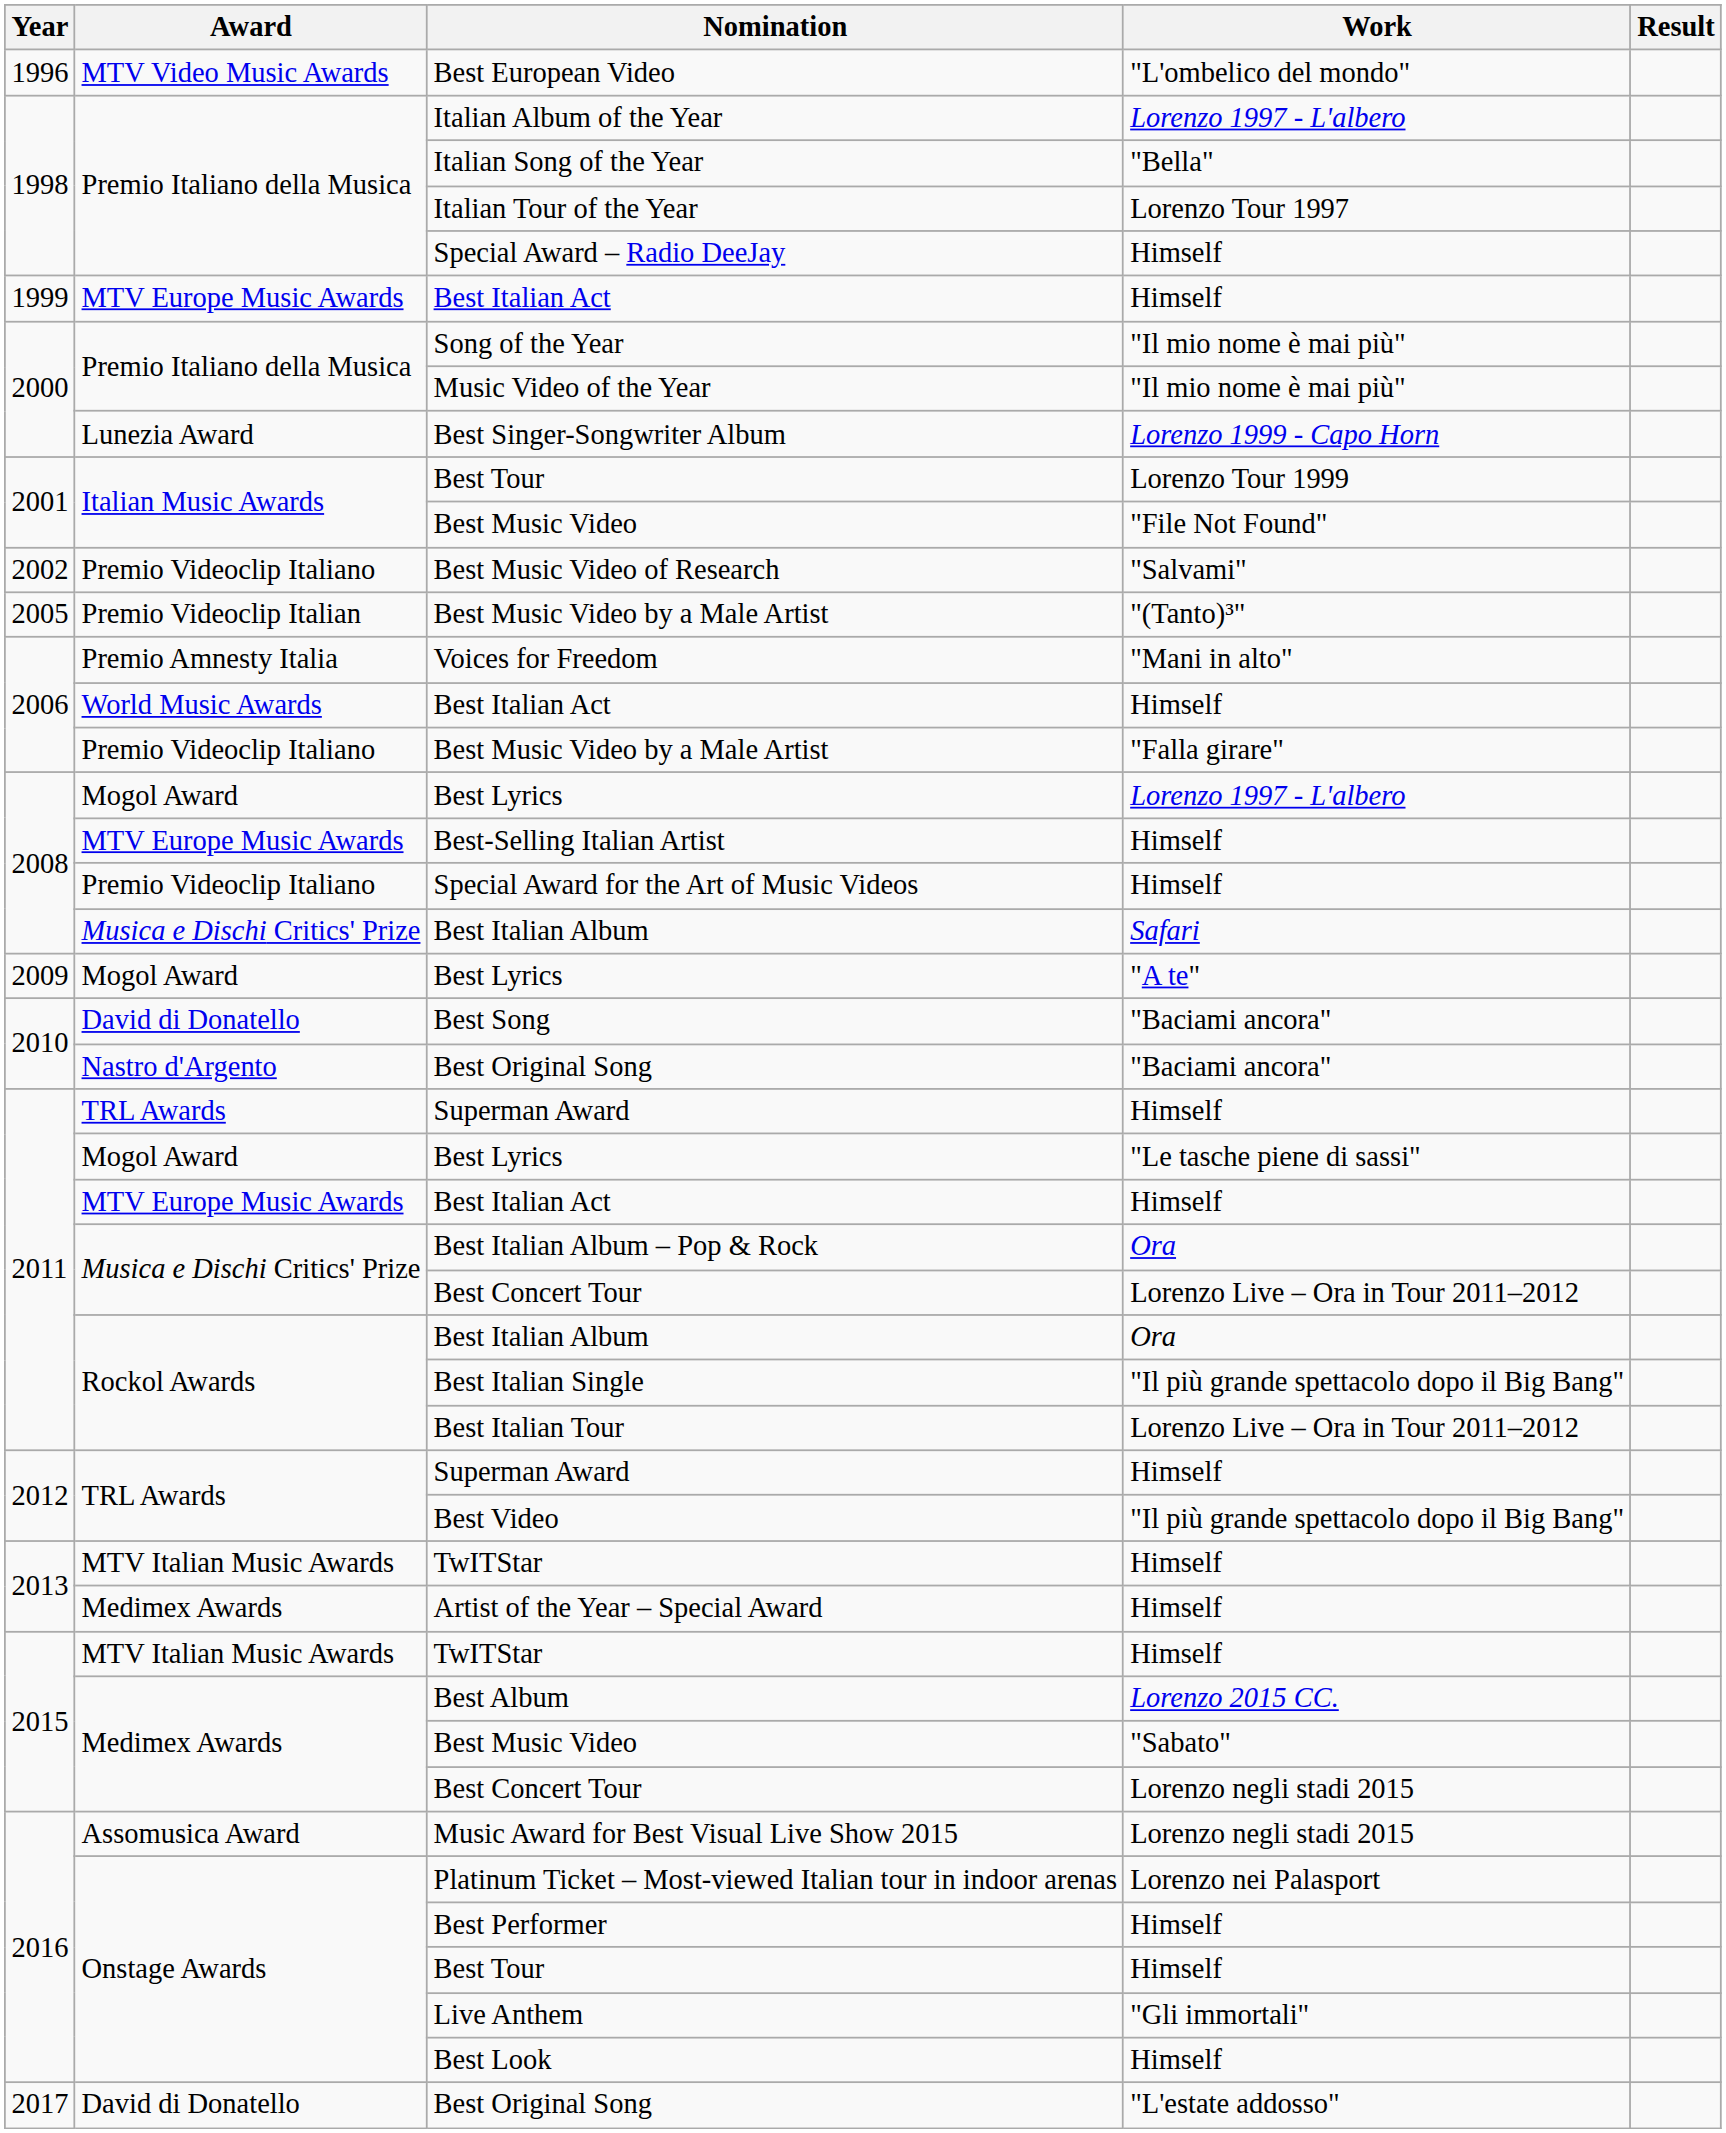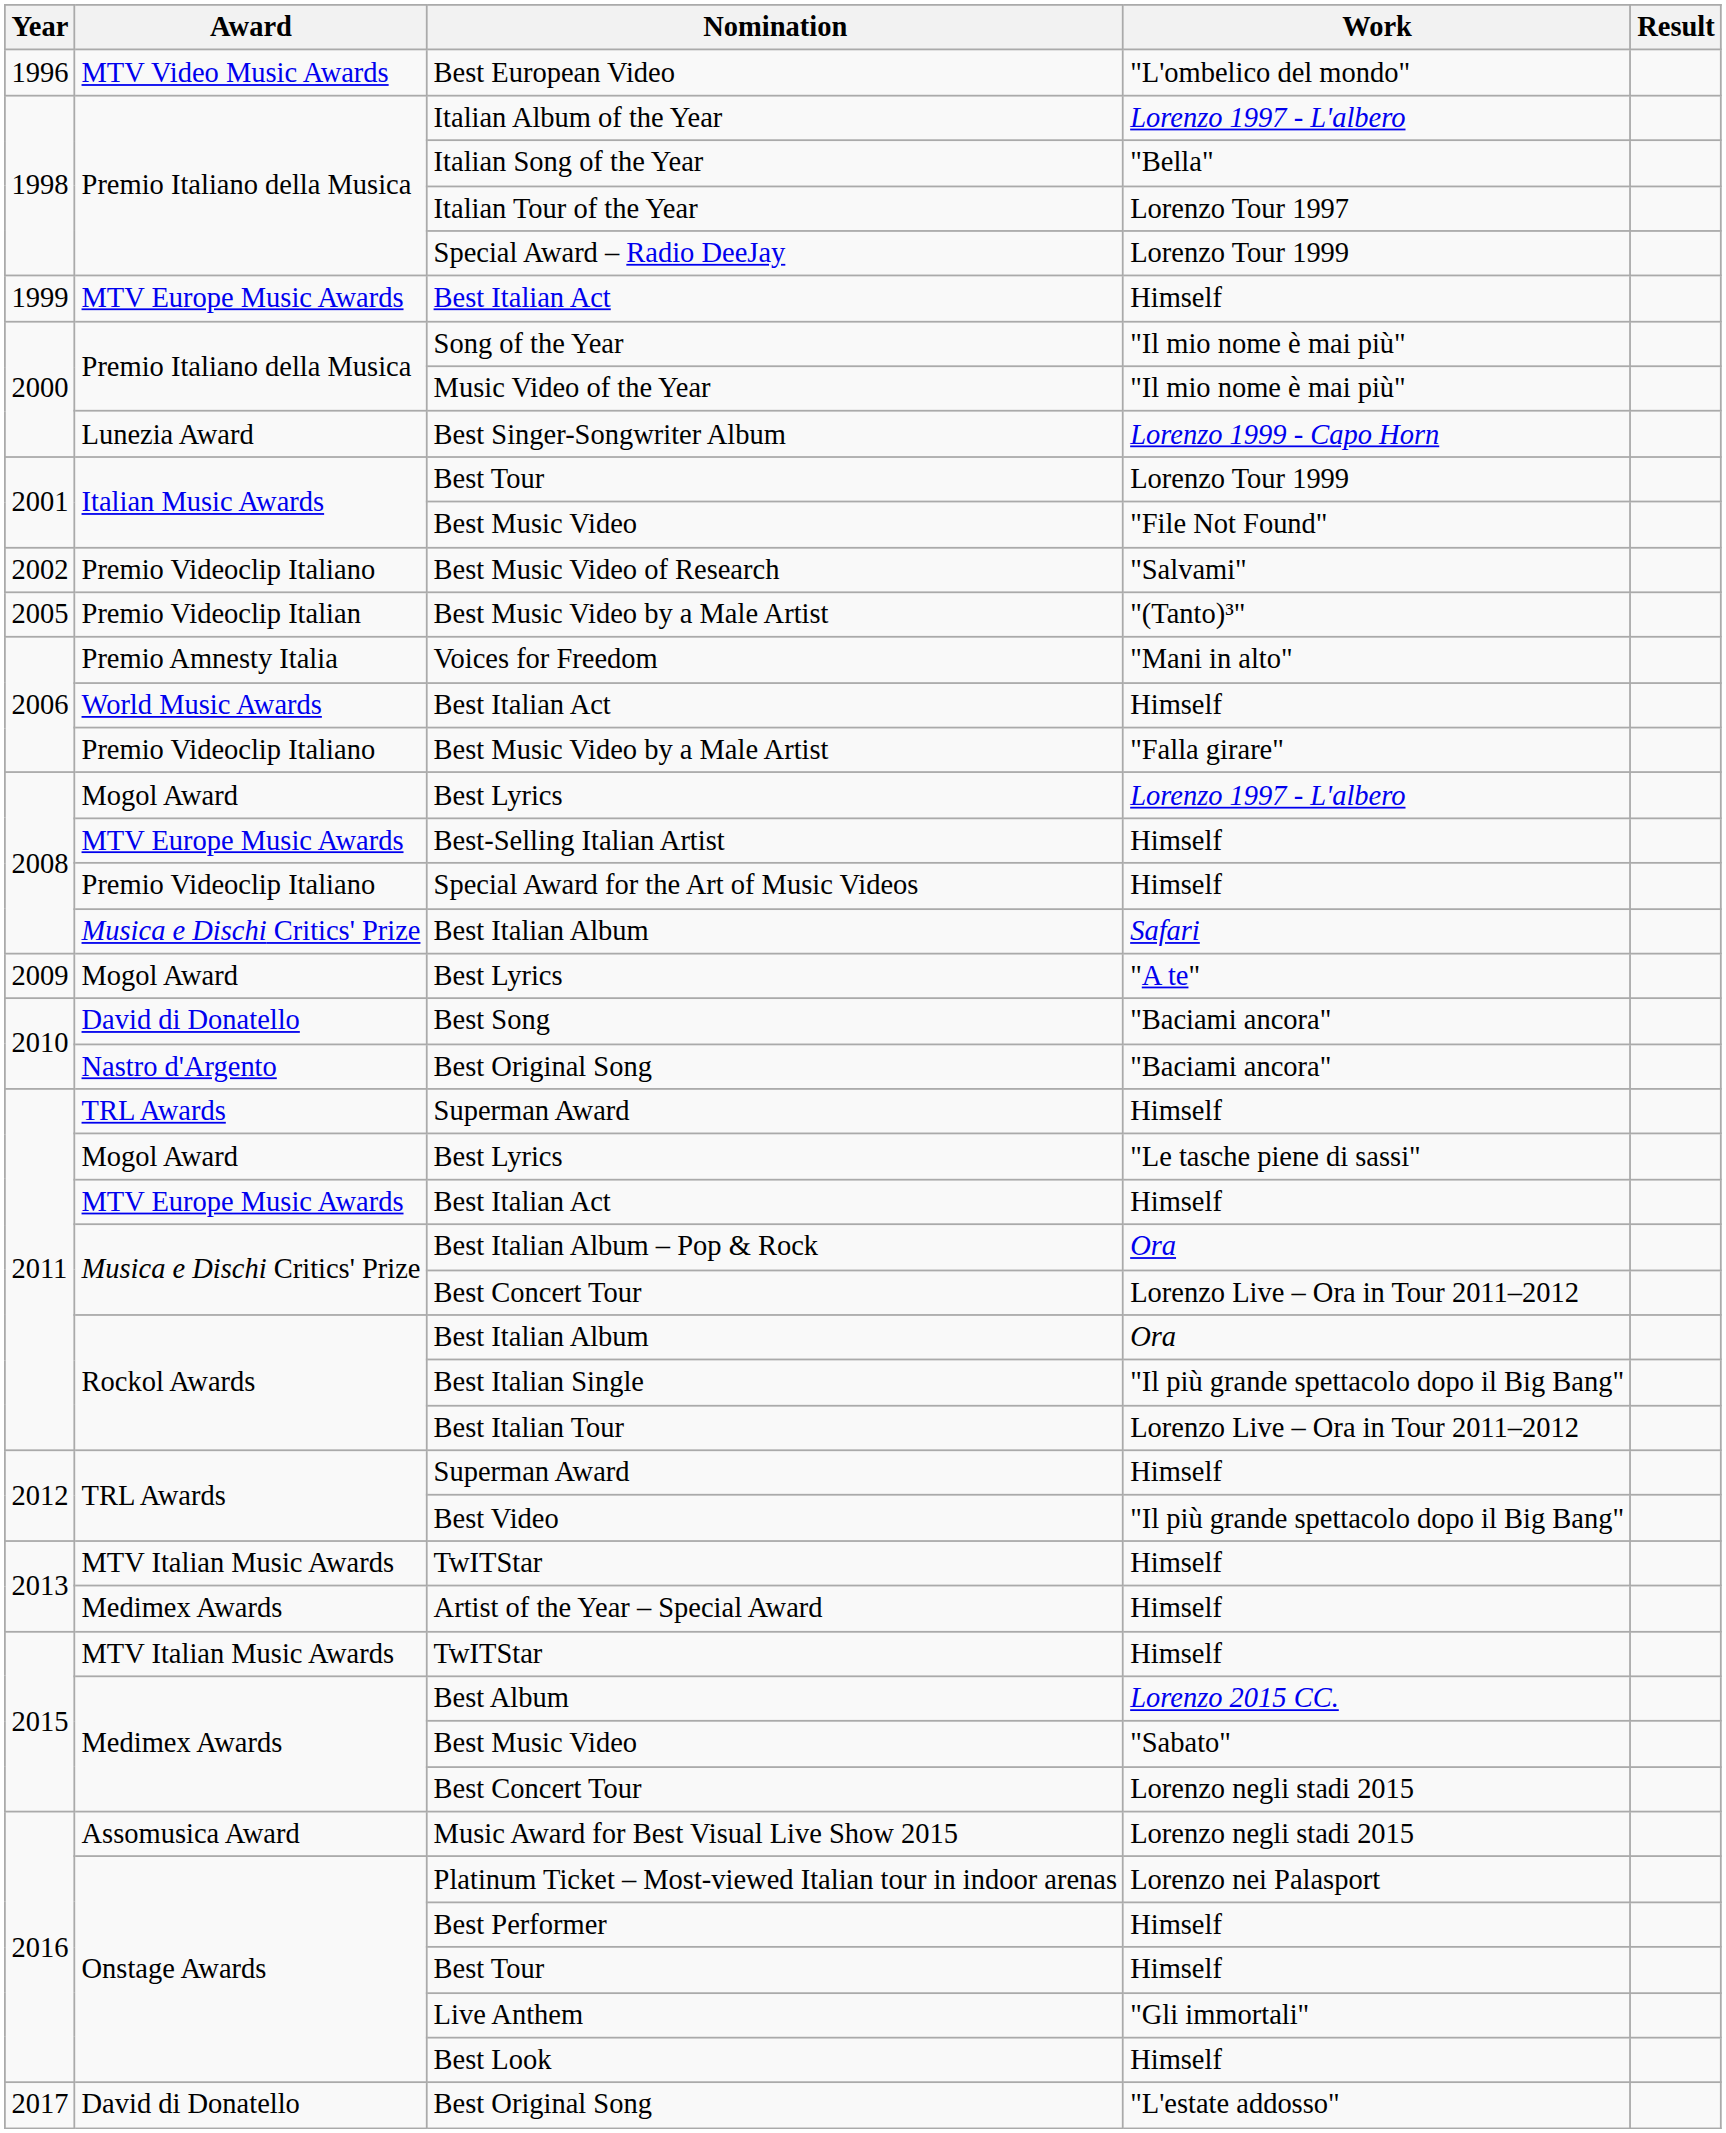(1176, 252) Himself -> (1240, 252) Lorenzo Tour 1999
